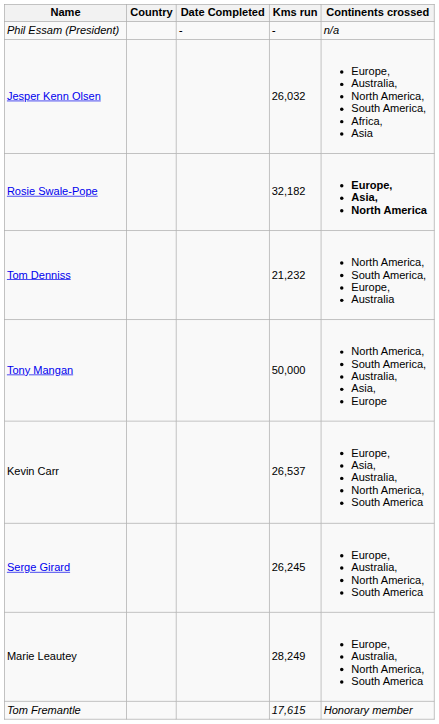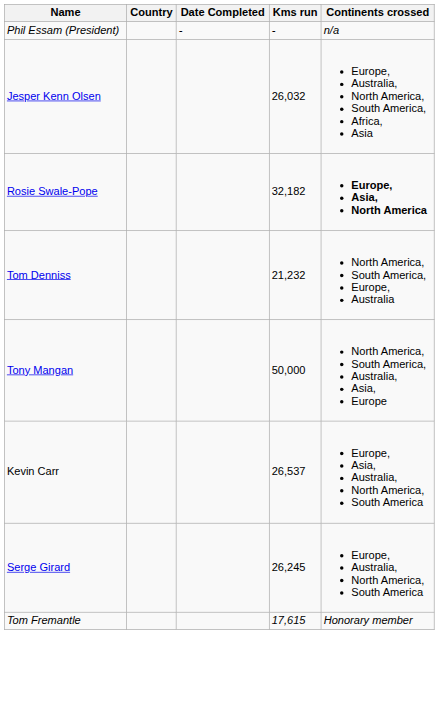- row: (42, 657)
